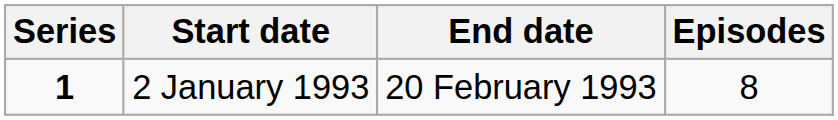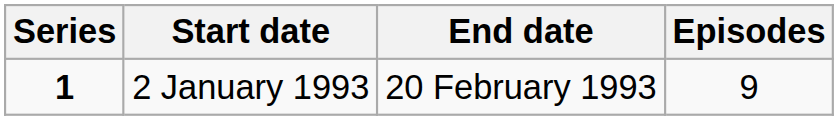(749, 86) 8 -> (749, 86) 9
